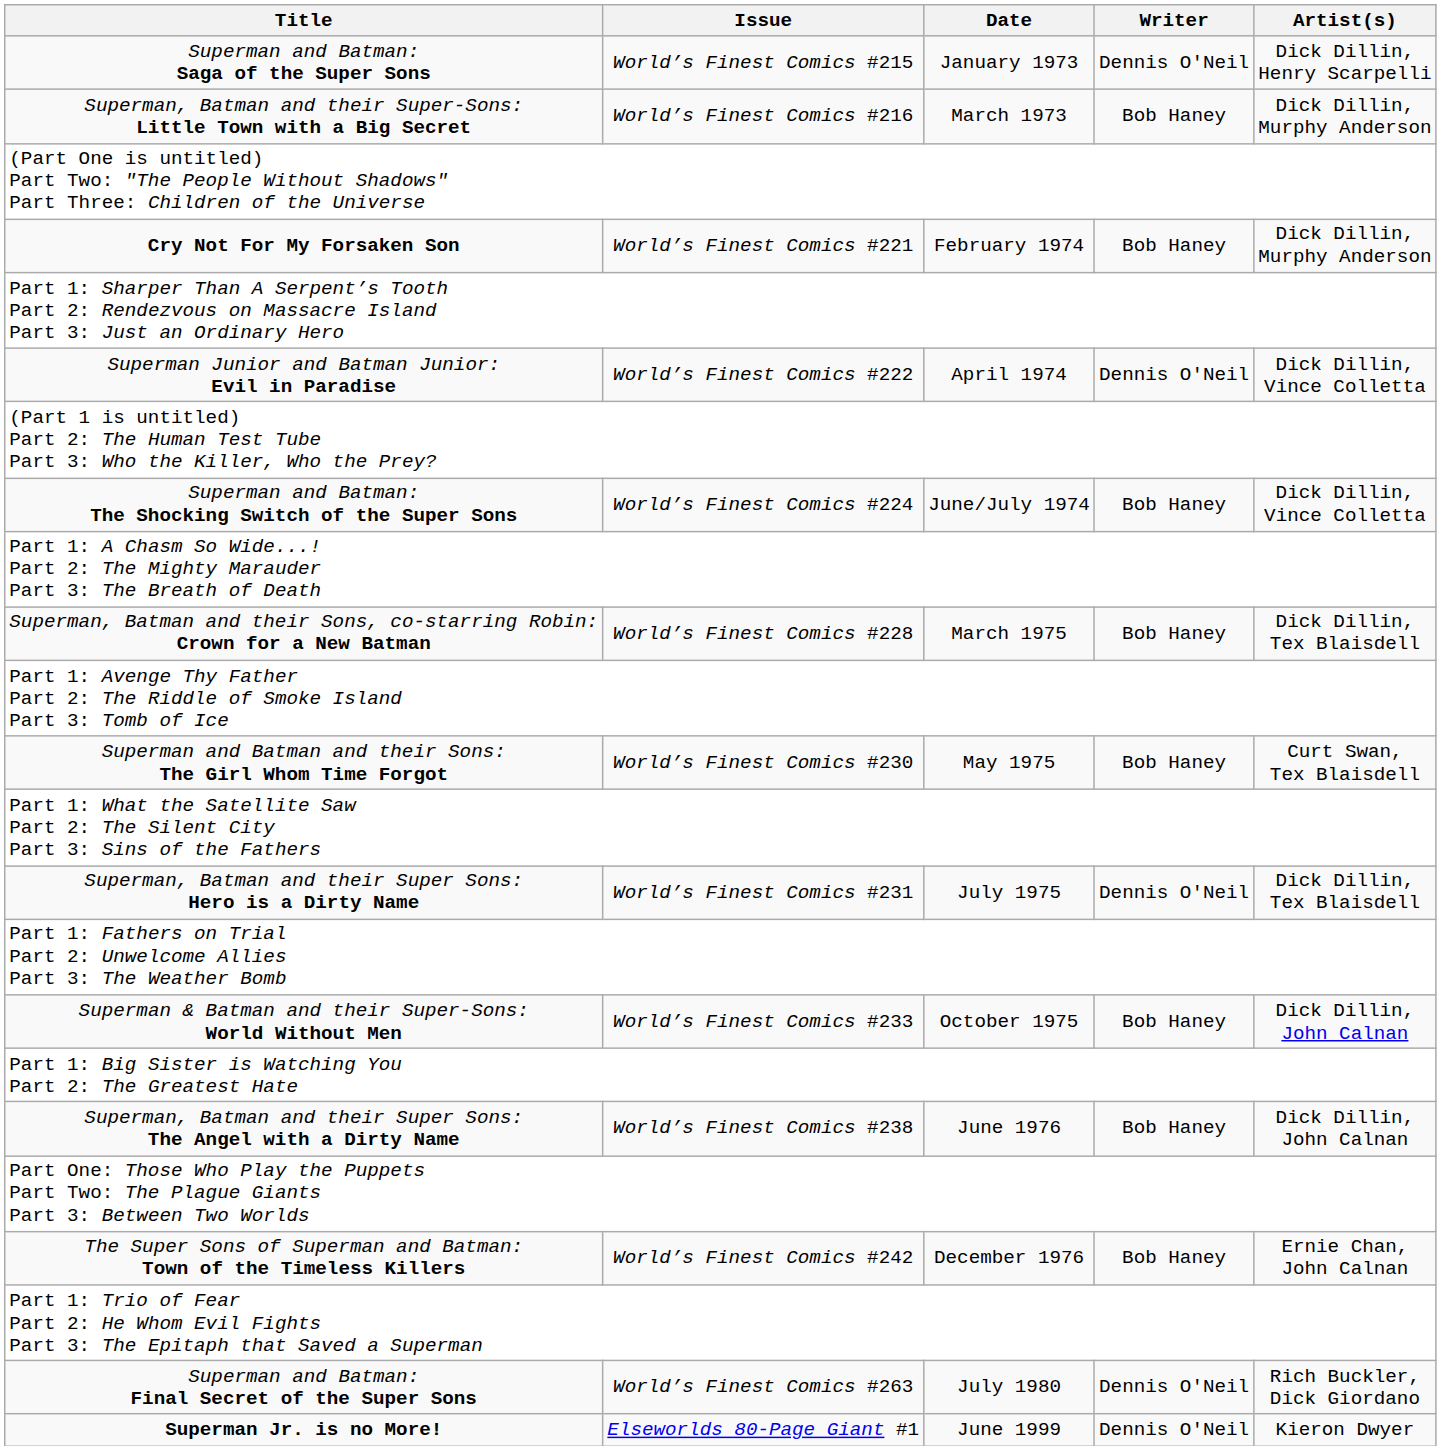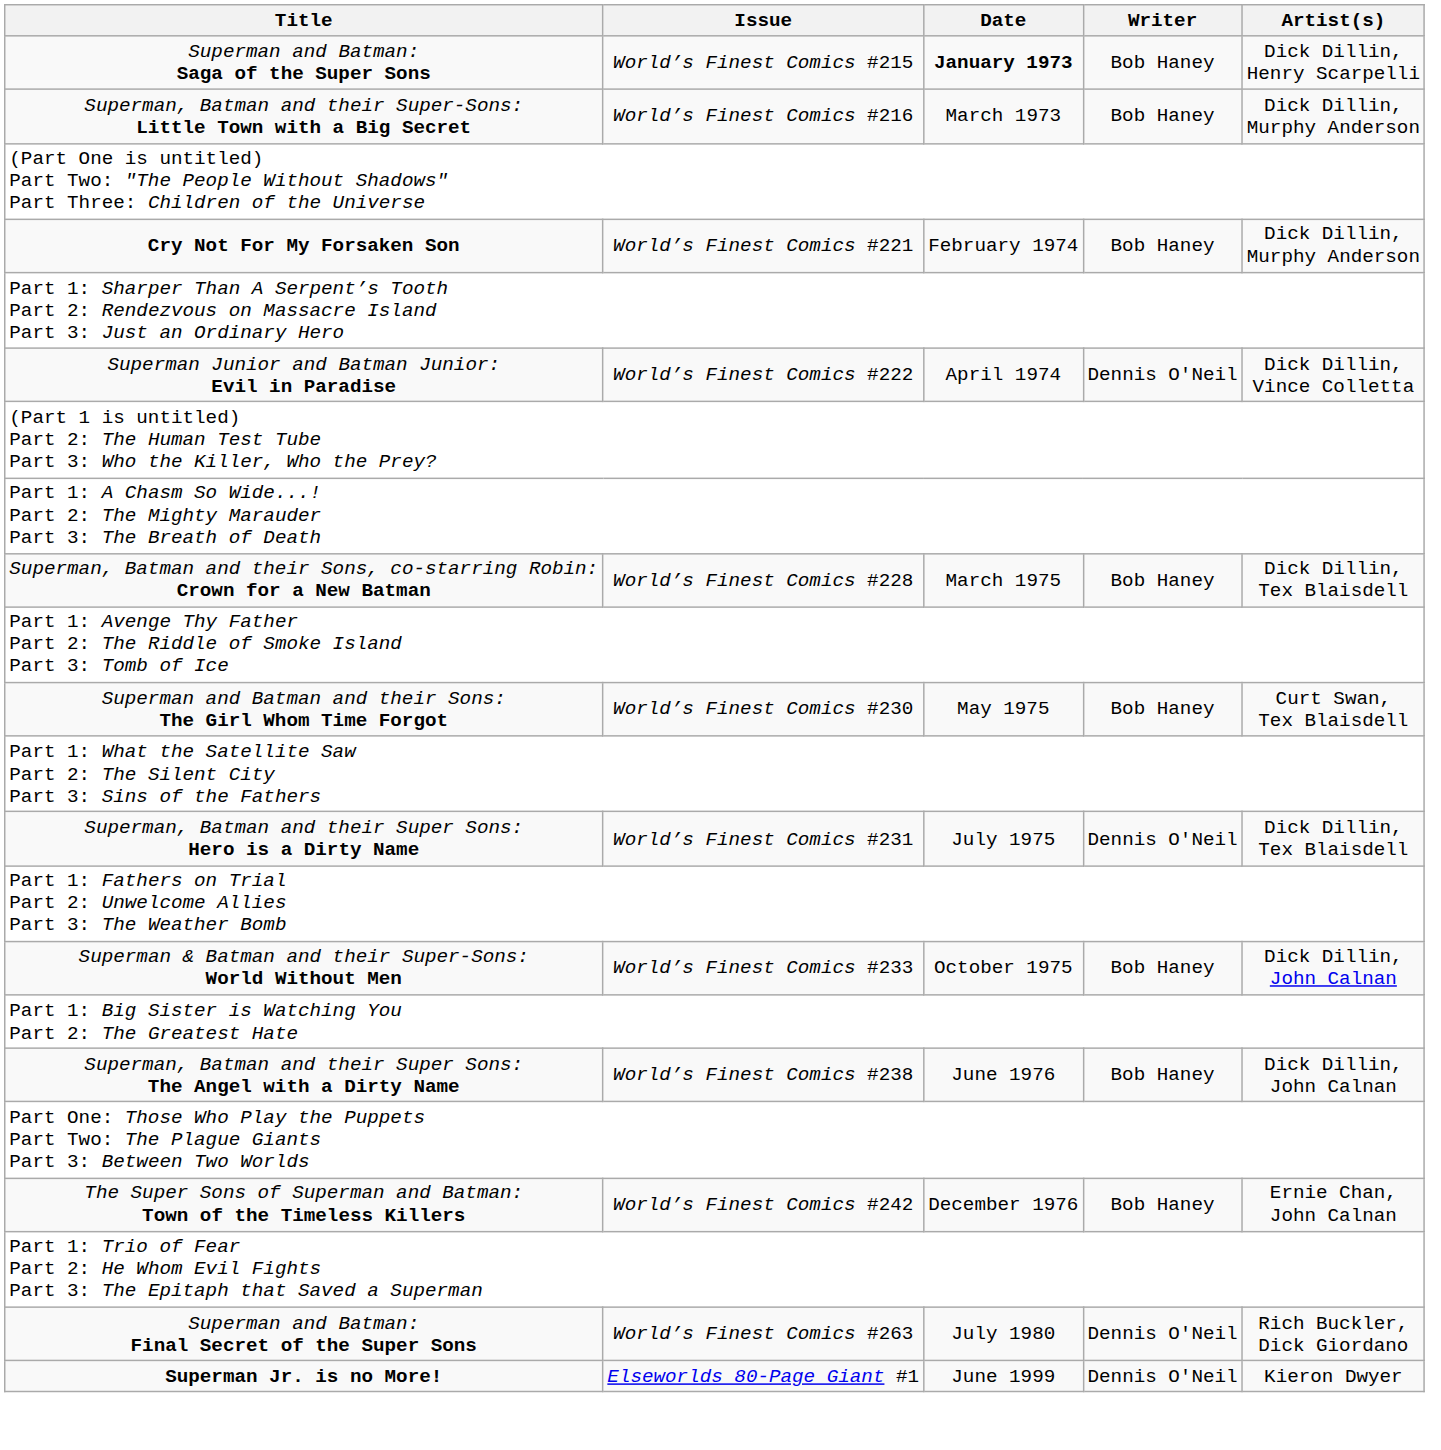(1009, 63) normal -> (1003, 63) bold
(1174, 63) Dennis O'Neil -> (1163, 63) Bob Haney
- row: (304, 504)
